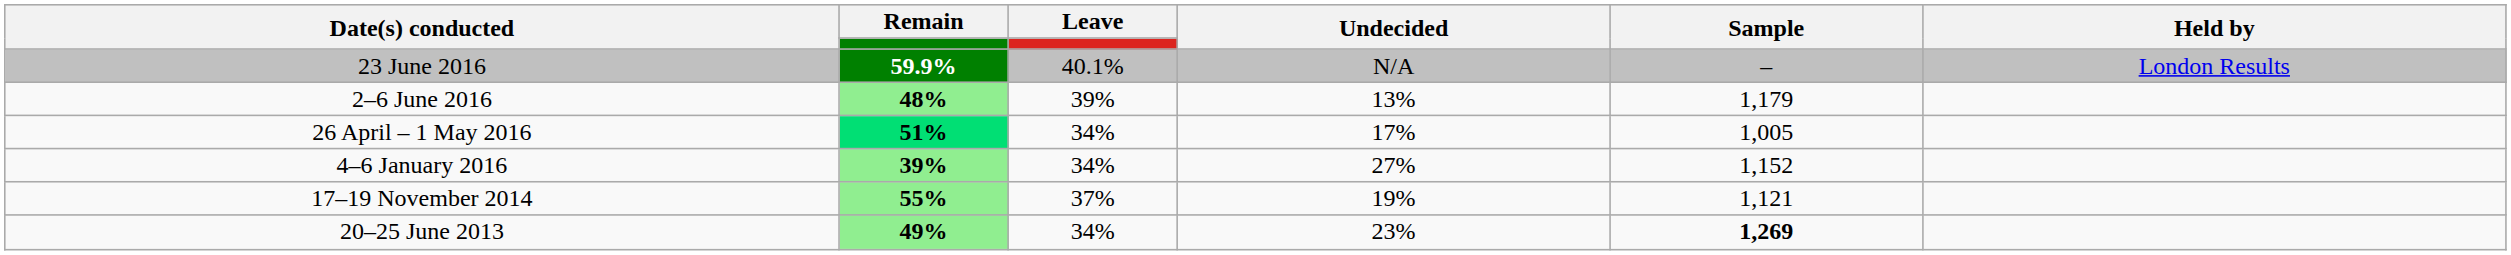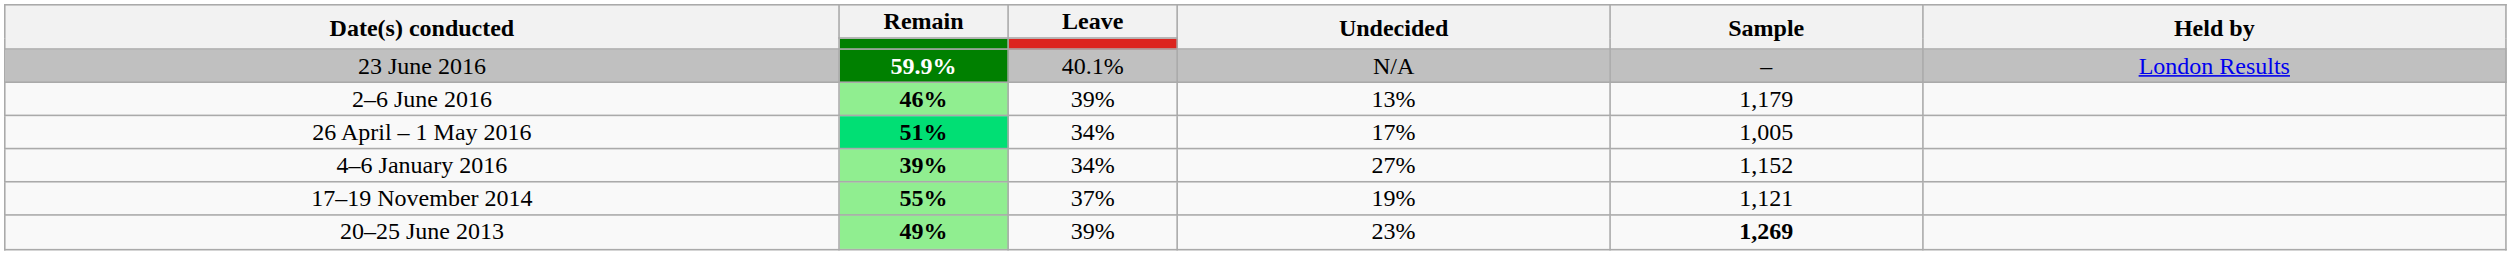(924, 99) 48% -> (924, 99) 46%
(1093, 232) 34% -> (1093, 232) 39%
